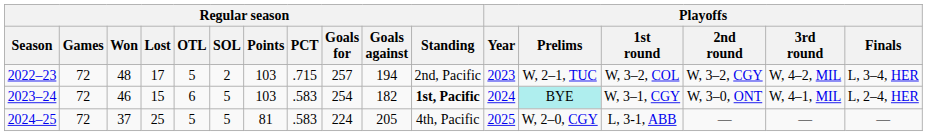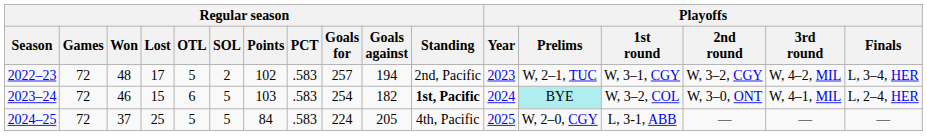(266, 75) 103 -> (266, 75) 102
(305, 75) .715 -> (305, 75) .583
(642, 75) W, 3–2, COL -> (642, 75) W, 3–1, CGY
(642, 97) W, 3–1, CGY -> (642, 97) W, 3–2, COL
(266, 119) 81 -> (266, 119) 84
